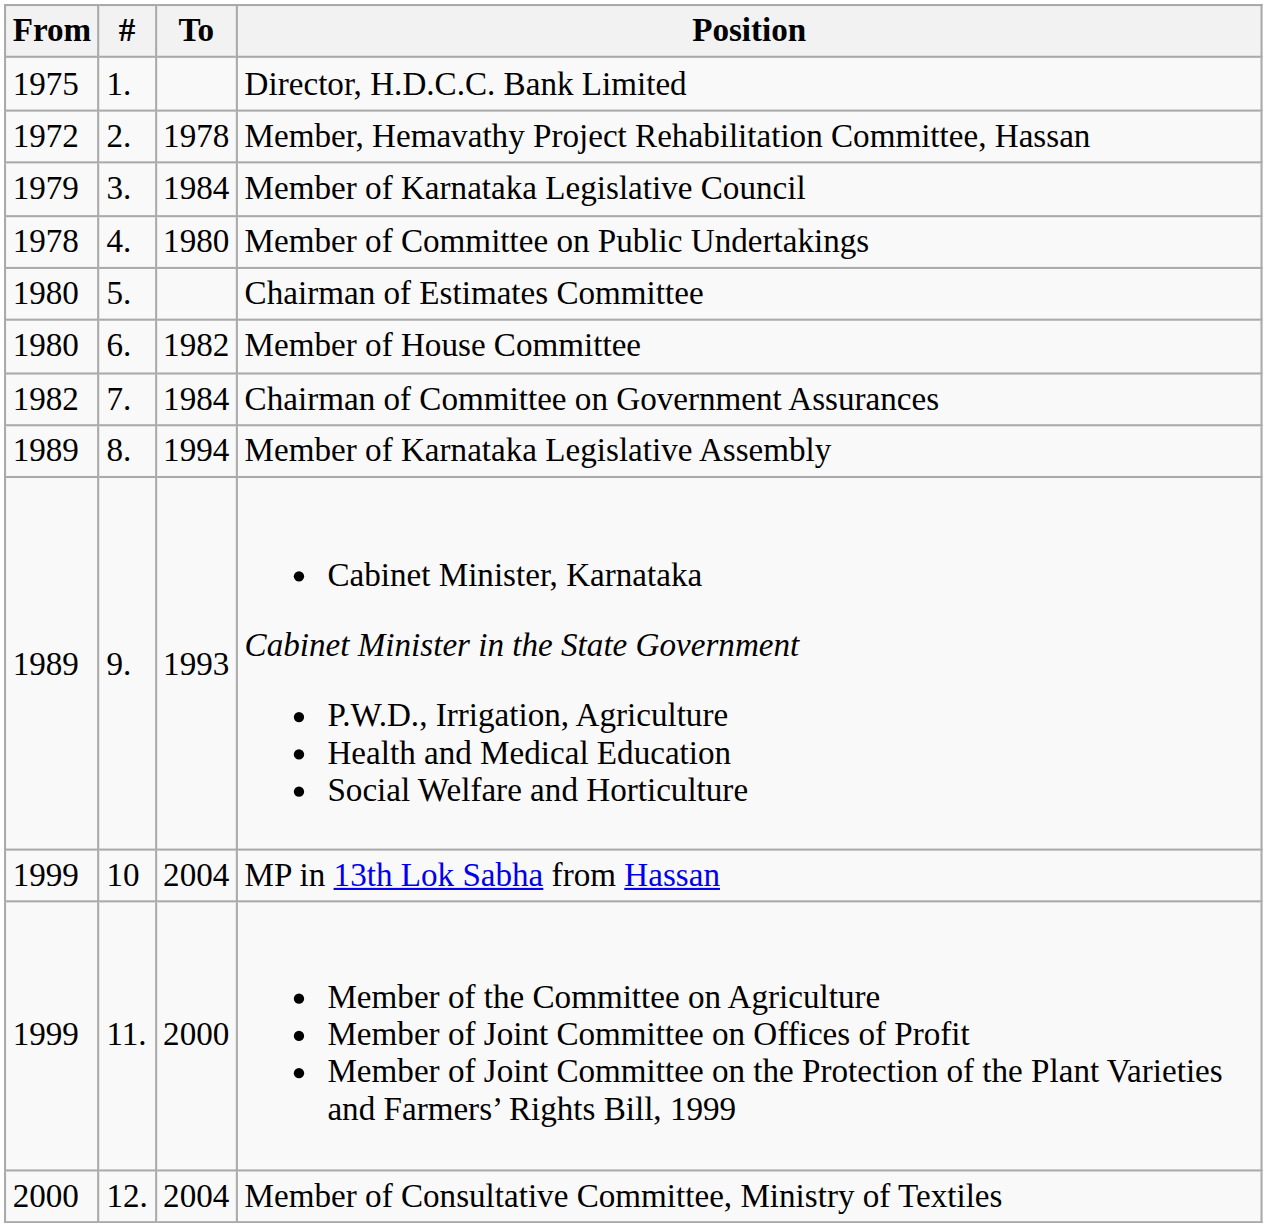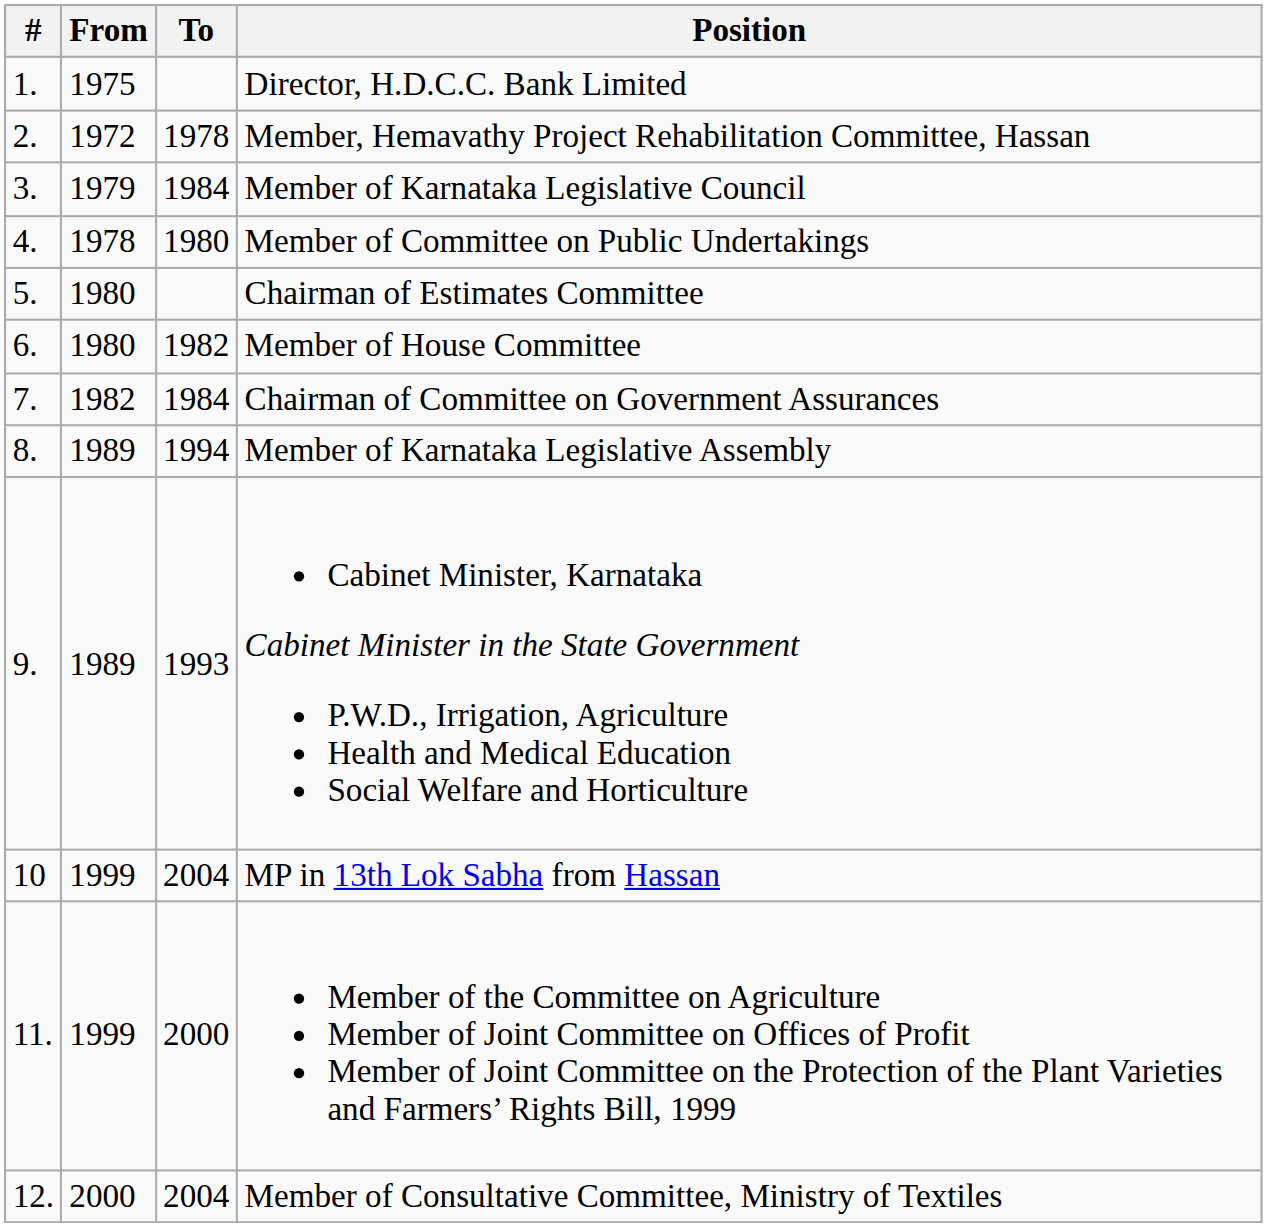columns swapped: (127, 30) <-> (52, 30)
